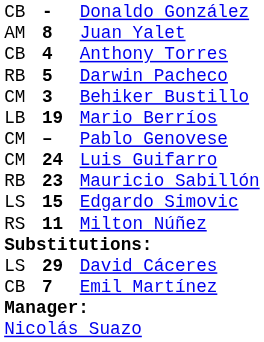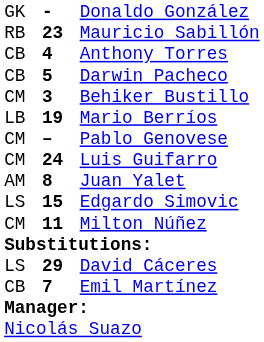(15, 13) CB -> (15, 13) GK
rows swapped: (170, 182) <-> (133, 34)
(15, 76) RB -> (15, 76) CB
(15, 224) RS -> (15, 224) CM
